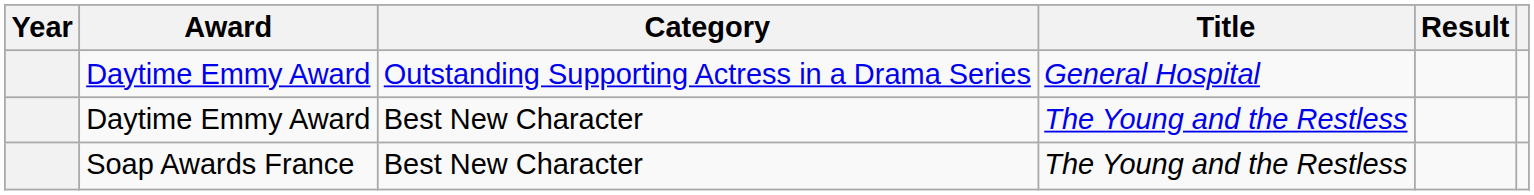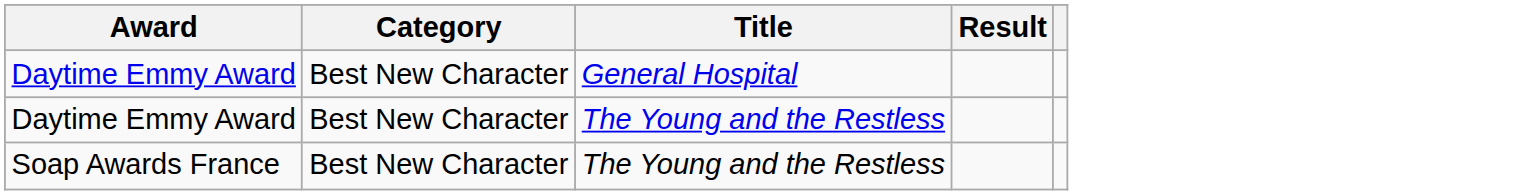- column: (42, 27)
(707, 73) Outstanding Supporting Actress in a Drama Series -> (439, 73) Best New Character
